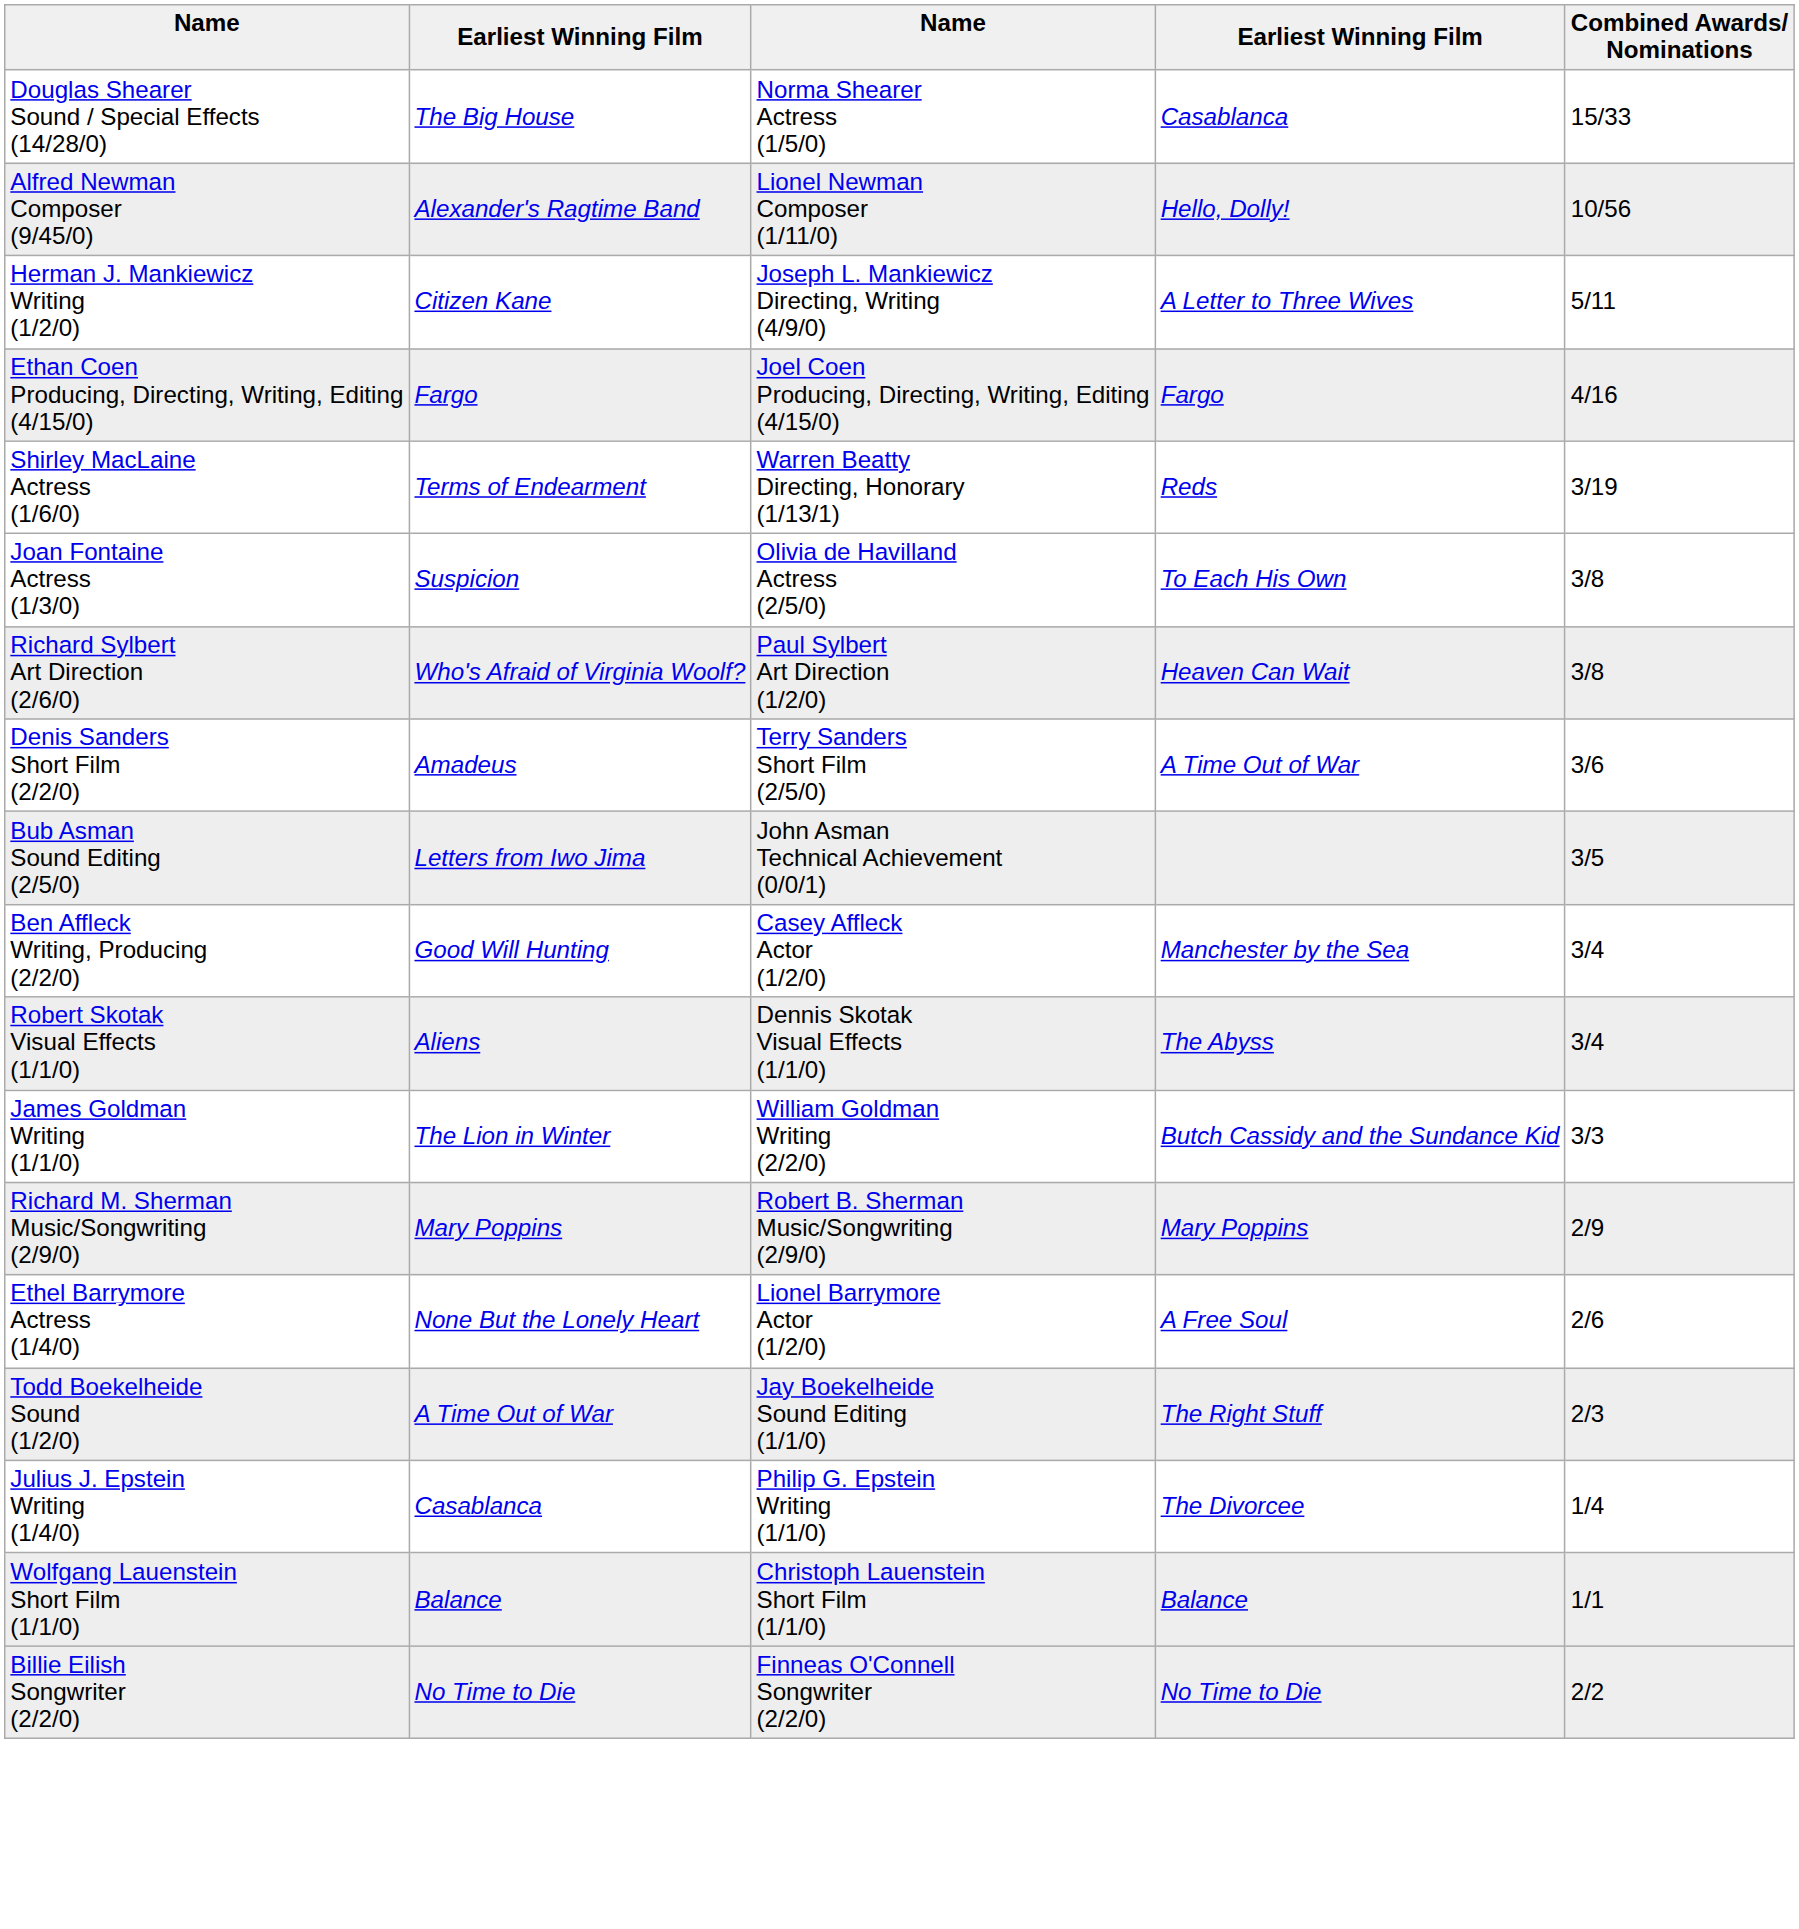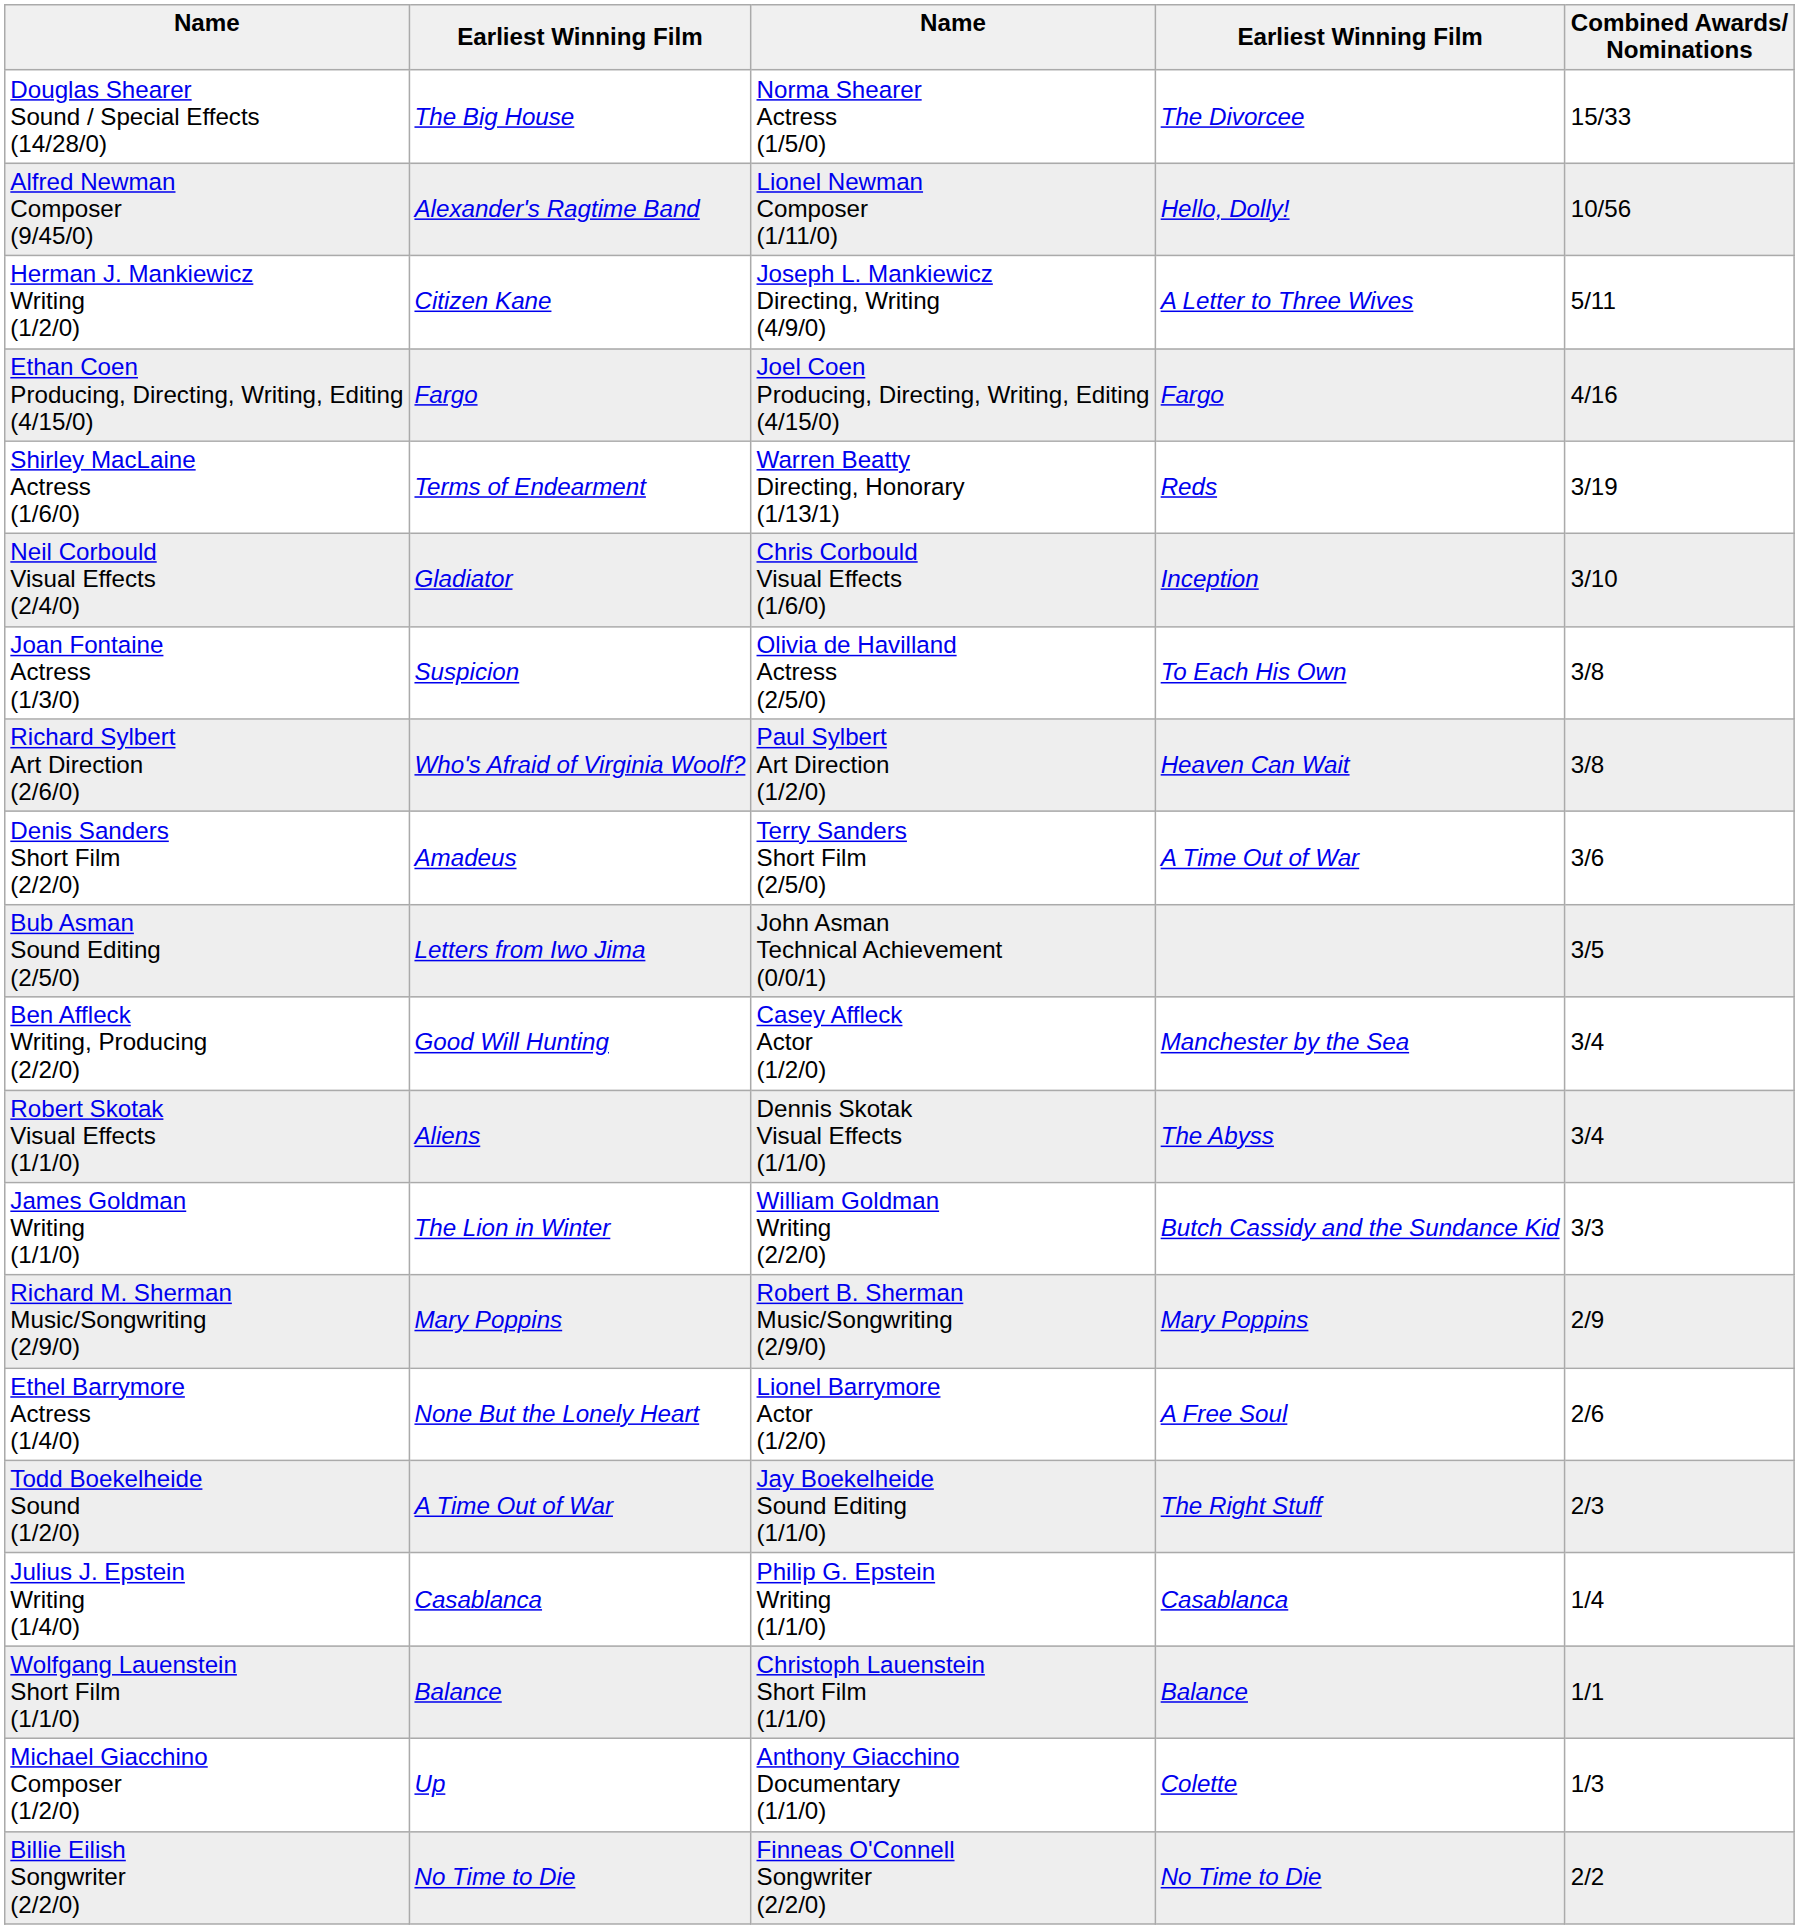(1224, 116) Casablanca -> (1233, 116) The Divorcee
+ row: (84, 579)
(1233, 1506) The Divorcee -> (1224, 1599) Casablanca
+ row: (109, 1784)
